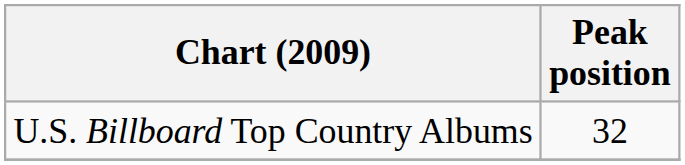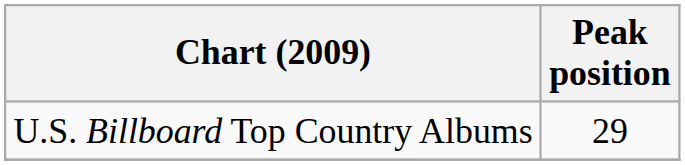(610, 130) 32 -> (610, 130) 29
